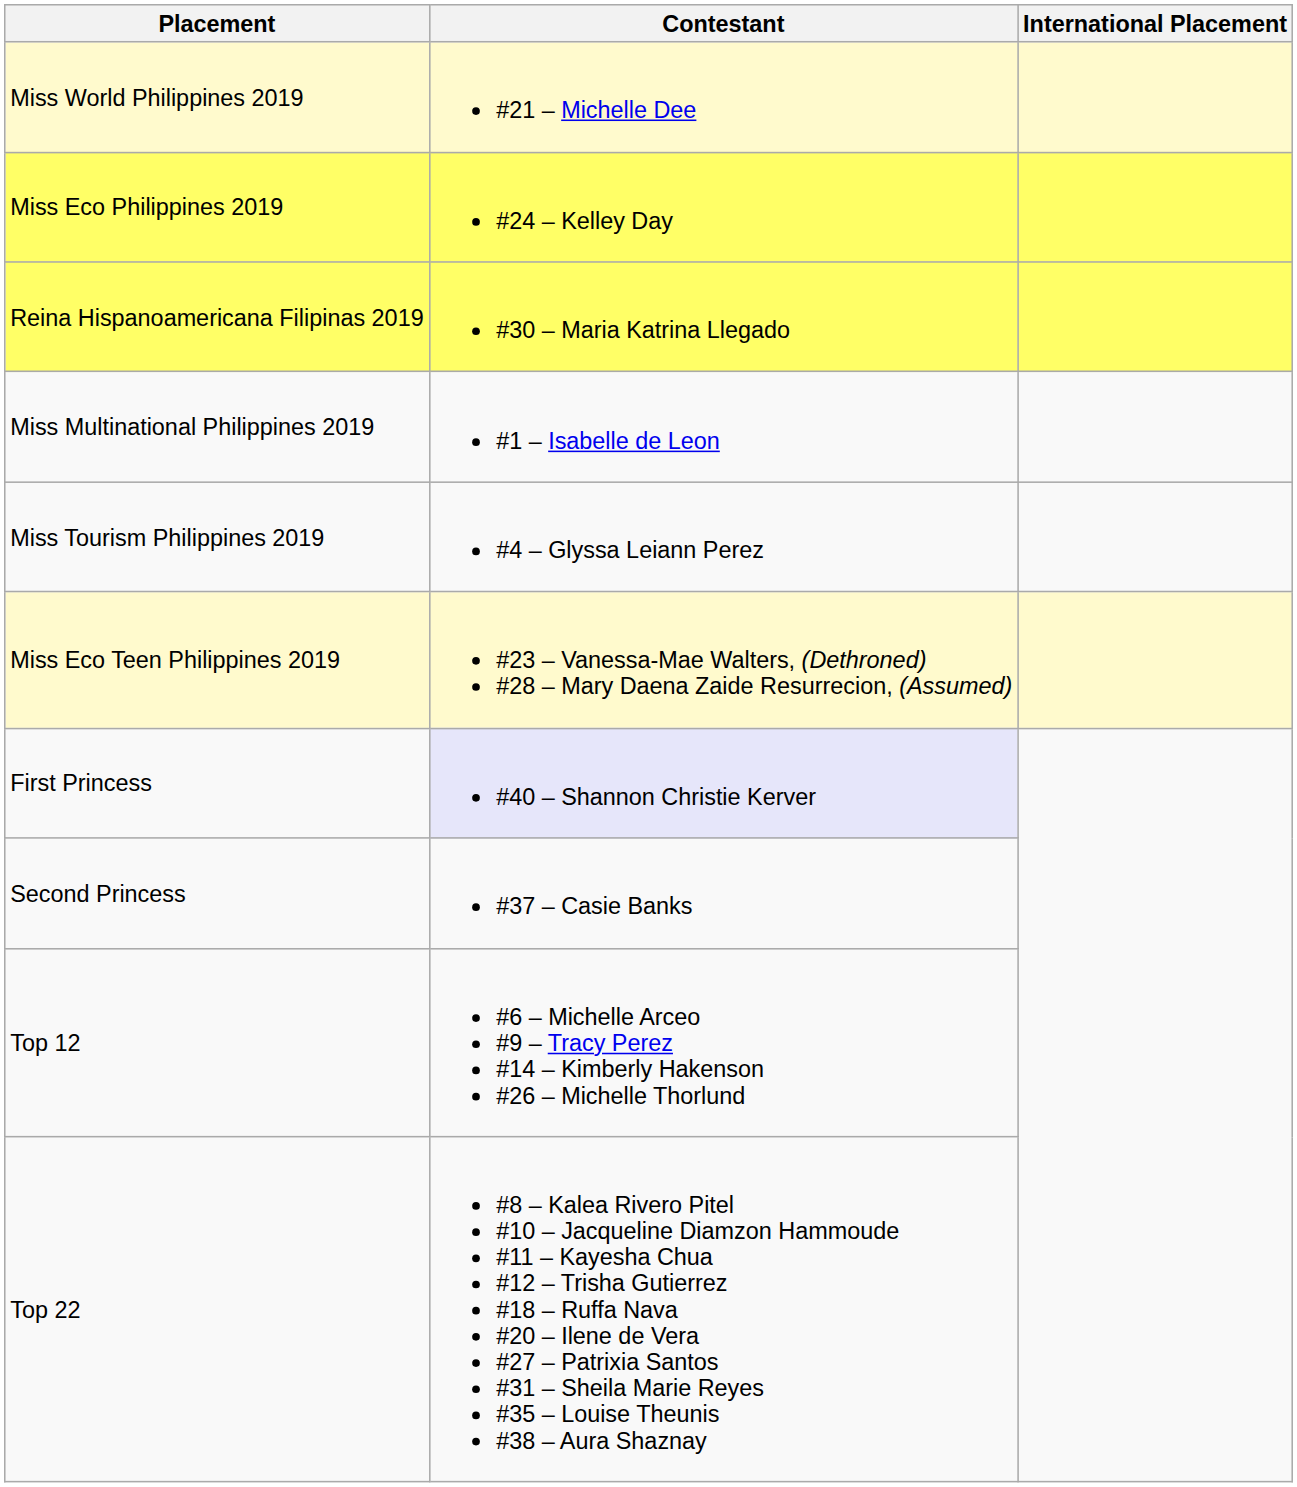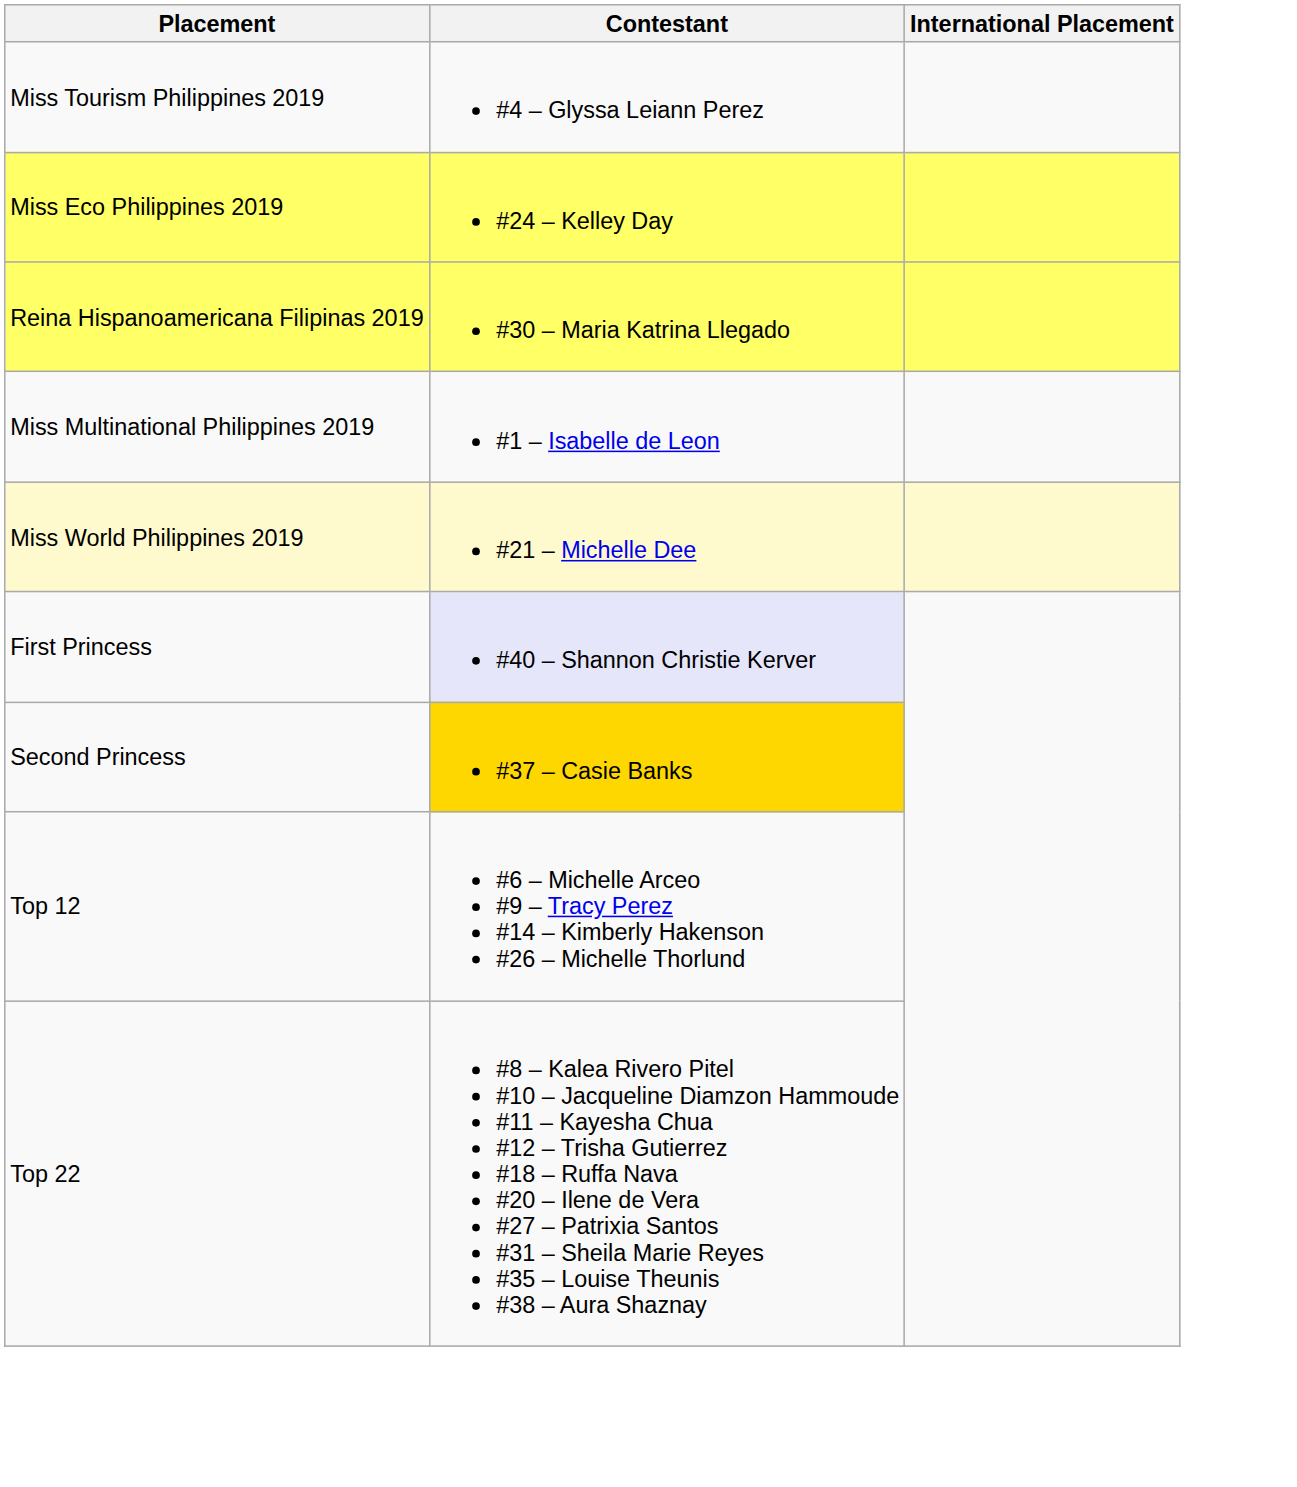rows swapped: (157, 97) <-> (167, 537)
- row: (175, 660)
(723, 906) no background -> (667, 770) gold background
